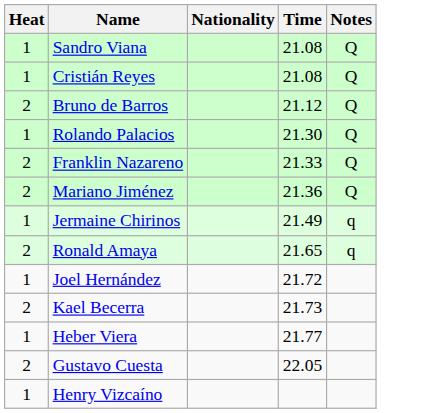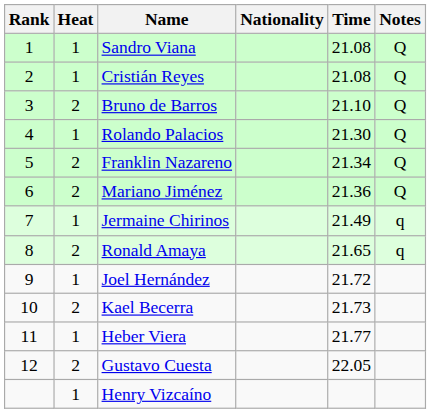+ column: (29, 19)
(302, 105) 21.12 -> (351, 105) 21.10
(302, 163) 21.33 -> (351, 163) 21.34
